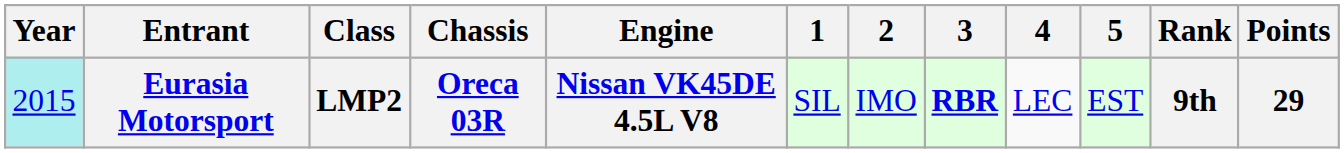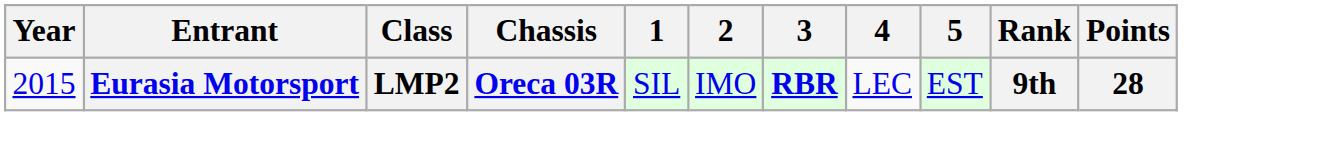- column: (666, 30)
(44, 101) paleturquoise background -> (44, 82) no background
(1288, 101) 29 -> (1128, 82) 28
